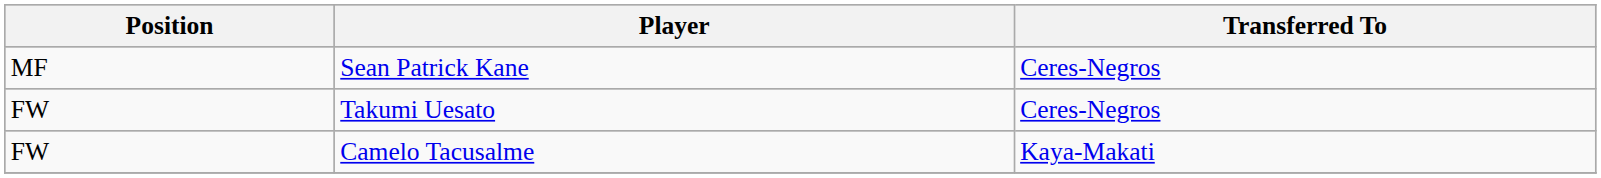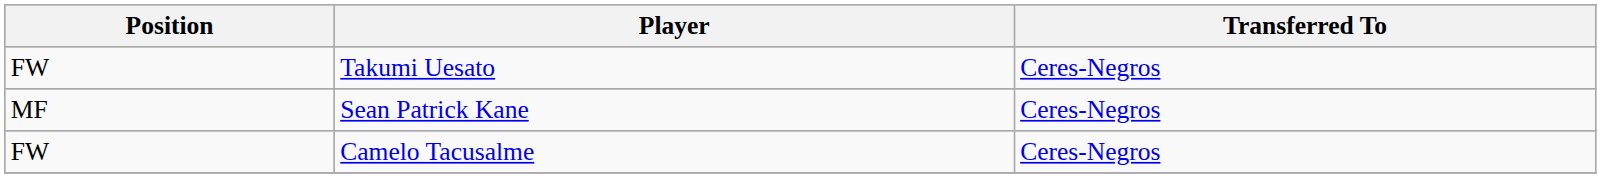rows swapped: (434, 67) <-> (418, 109)
(1087, 152) Kaya-Makati -> (1090, 152) Ceres-Negros
